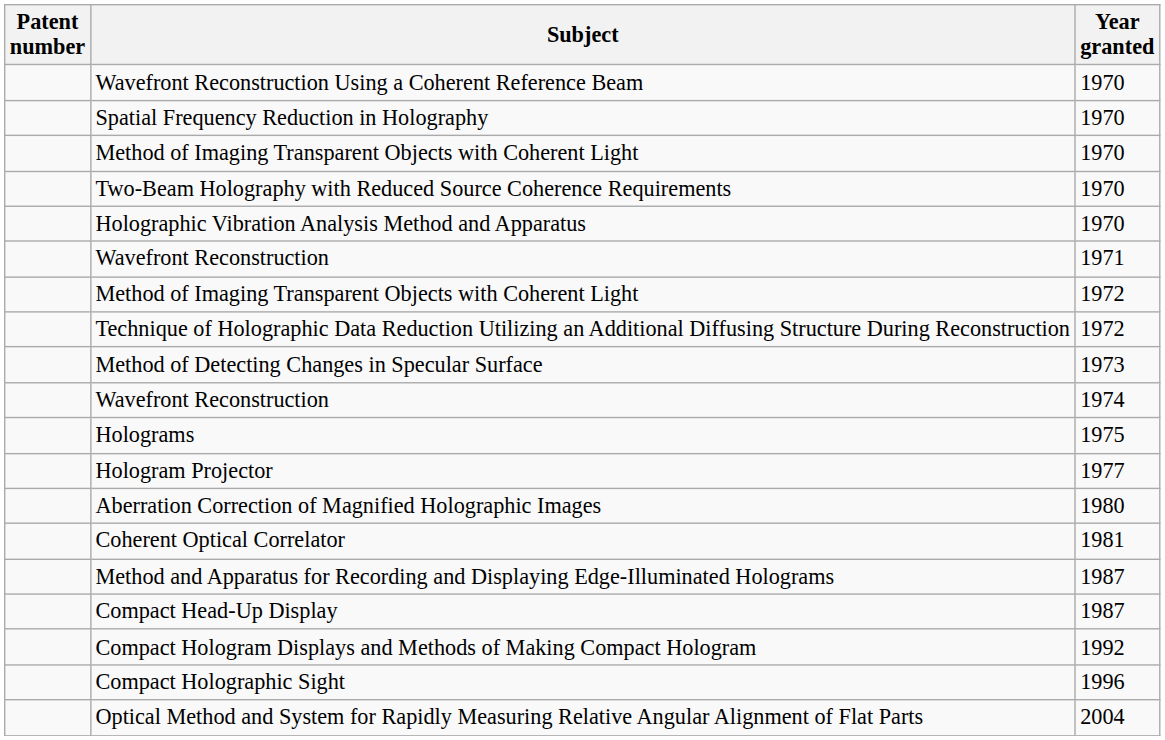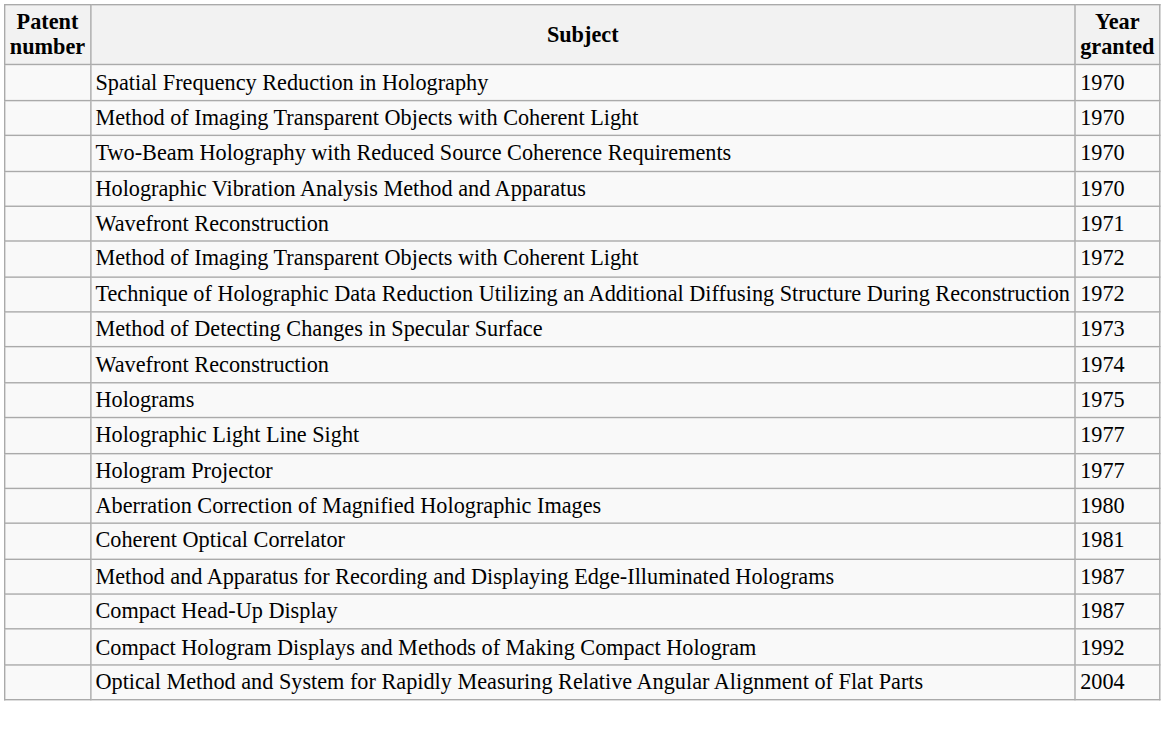- row: (369, 82)
+ row: (227, 435)
- row: (220, 682)
